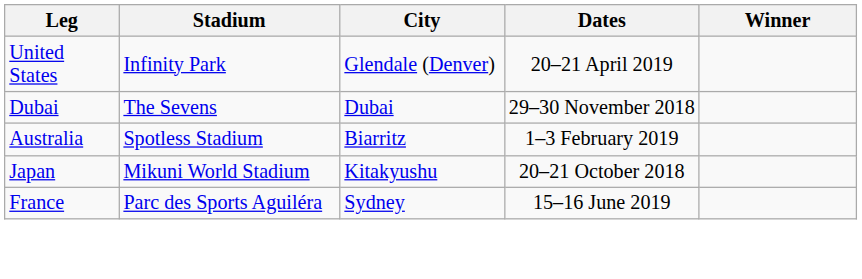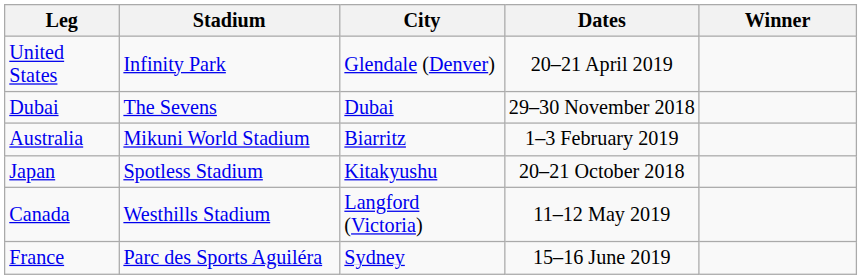(193, 139) Spotless Stadium -> (216, 139) Mikuni World Stadium
(216, 171) Mikuni World Stadium -> (193, 171) Spotless Stadium
+ row: (40, 214)
